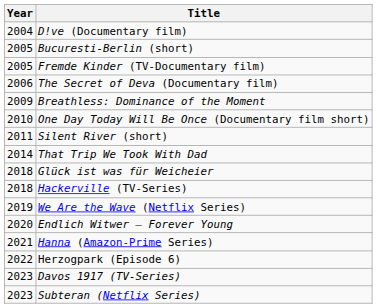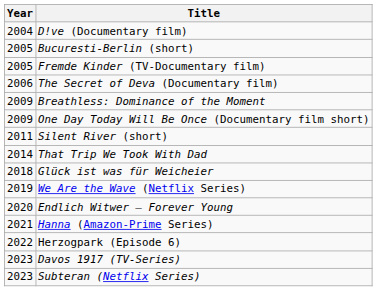(20, 119) 2010 -> (20, 119) 2009
- row: (113, 189)
